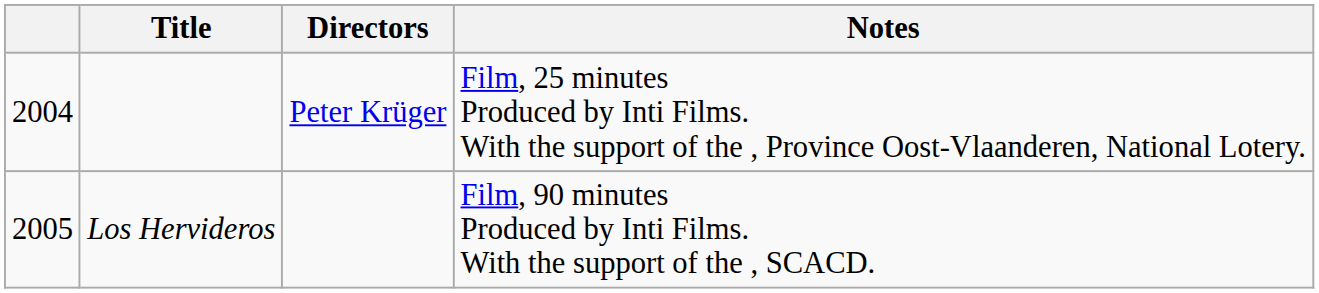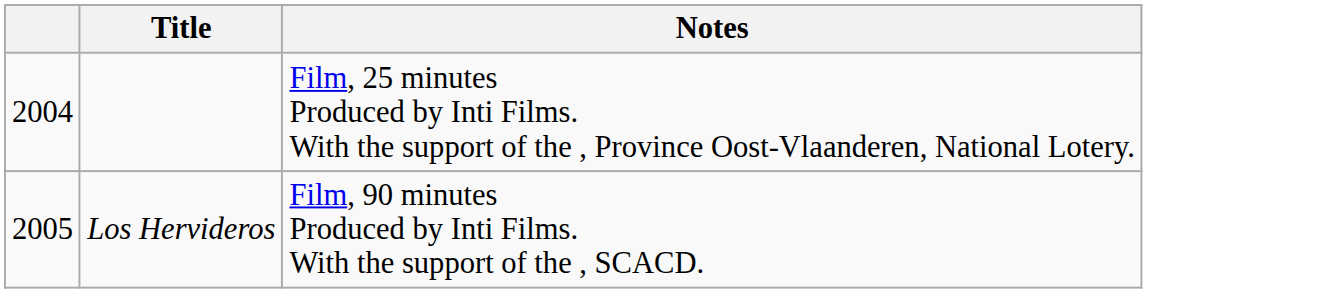- column: (368, 28)
